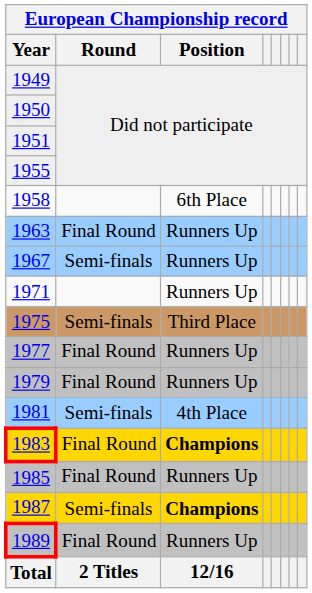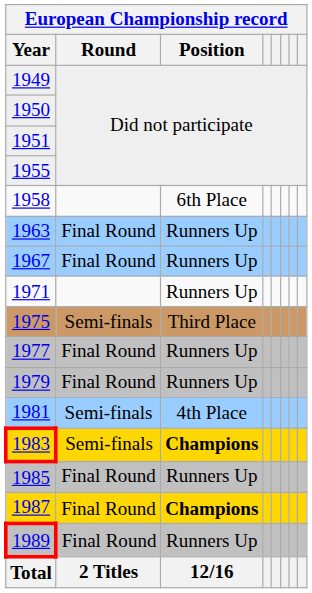(109, 261) Semi-finals -> (109, 261) Final Round
(109, 444) Final Round -> (109, 444) Semi-finals
(109, 508) Semi-finals -> (109, 508) Final Round
